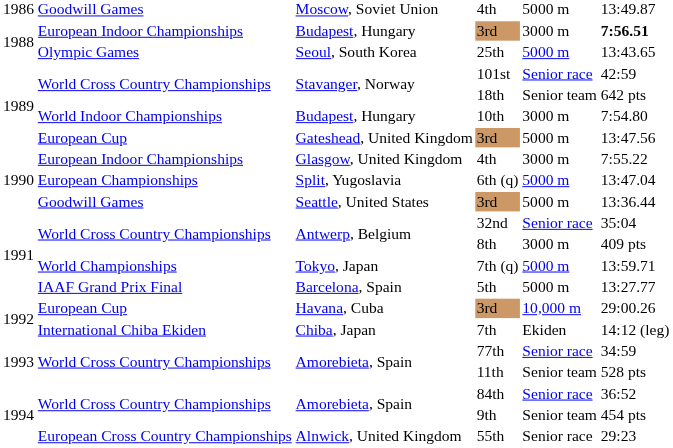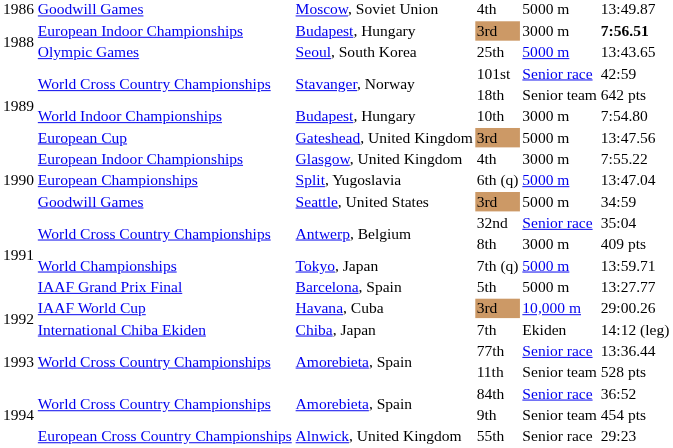(628, 201) 13:36.44 -> (618, 201) 34:59
(82, 308) European Cup -> (92, 308) IAAF World Cup
(618, 351) 34:59 -> (628, 351) 13:36.44
